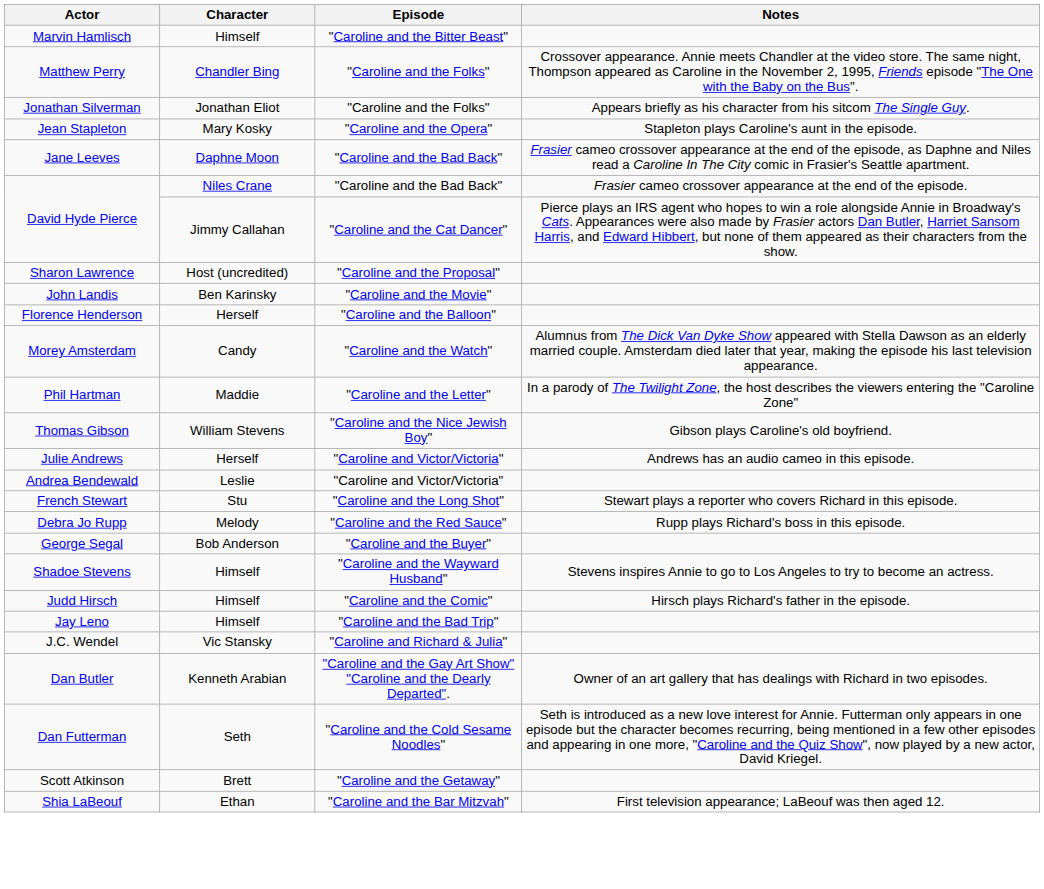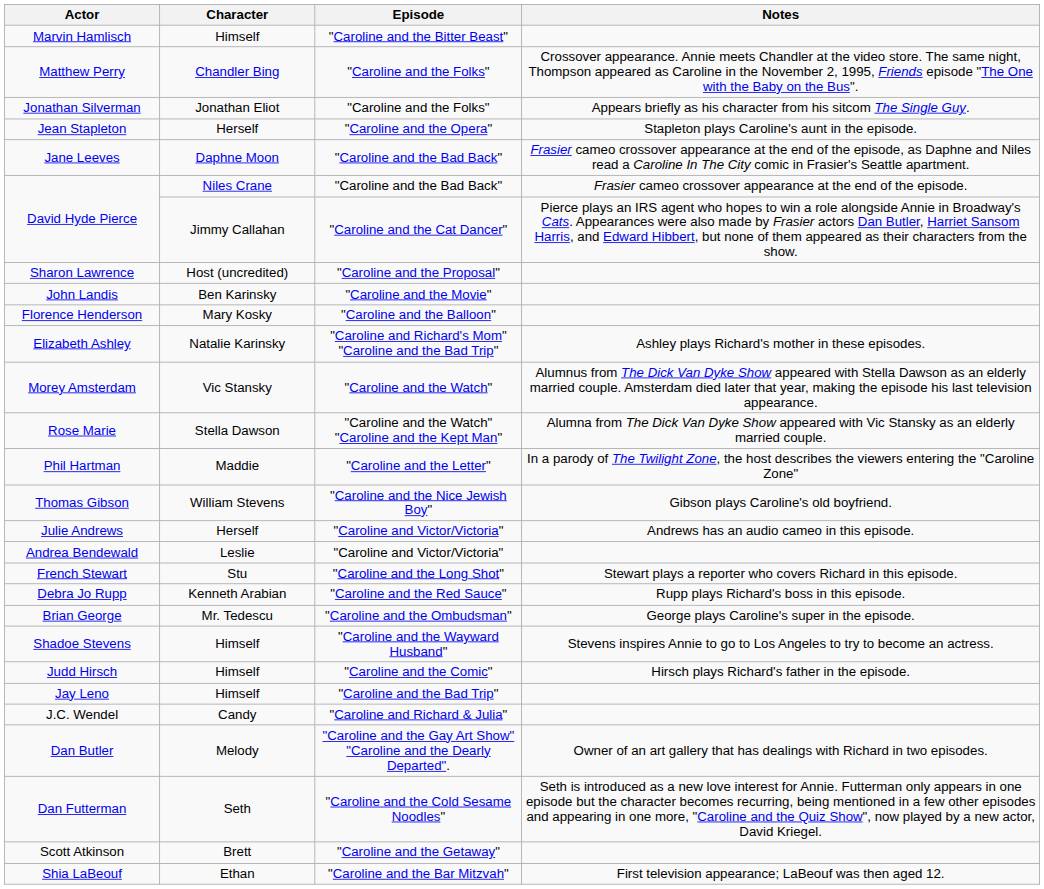(237, 129) Mary Kosky -> (237, 129) Herself
(237, 315) Herself -> (237, 315) Mary Kosky
+ row: (82, 343)
(237, 351) Candy -> (237, 387) Vic Stansky
+ row: (82, 430)
(237, 522) Melody -> (237, 594) Kenneth Arabian
- row: (82, 543)
+ row: (82, 615)
(237, 642) Vic Stansky -> (237, 714) Candy
(237, 678) Kenneth Arabian -> (237, 750) Melody
